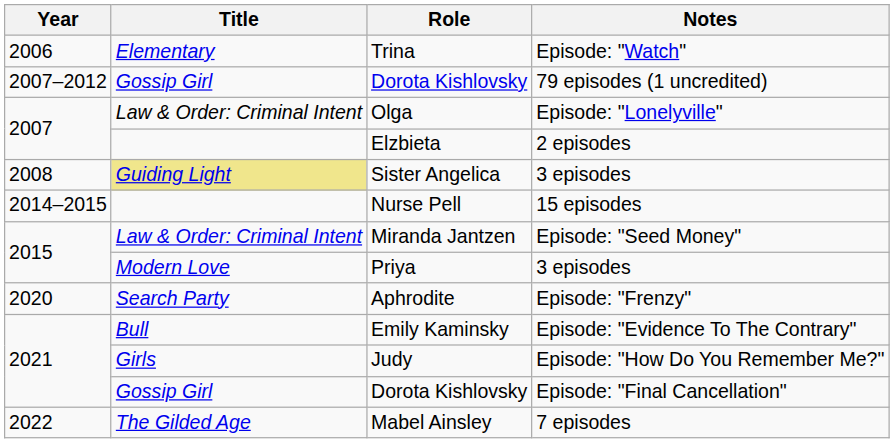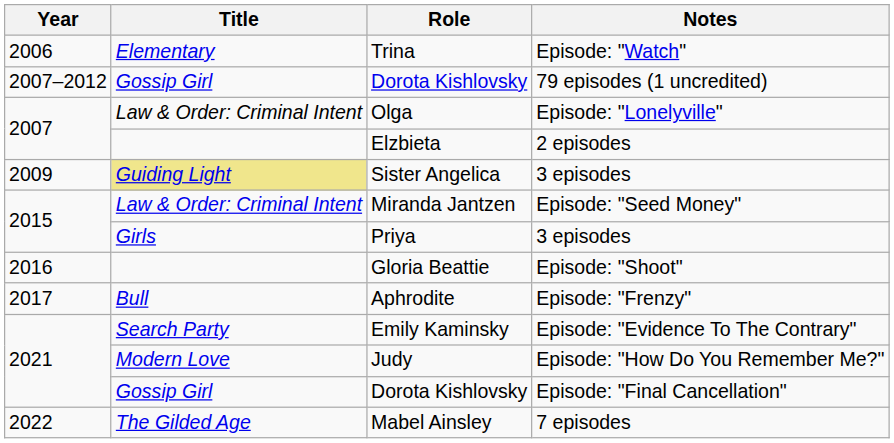(31, 174) 2008 -> (31, 174) 2009
- row: (416, 205)
(173, 267) Modern Love -> (136, 236) Girls
+ row: (430, 267)
(31, 298) 2020 -> (31, 298) 2017
(172, 298) Search Party -> (132, 298) Bull
(132, 329) Bull -> (172, 329) Search Party
(136, 360) Girls -> (173, 360) Modern Love
